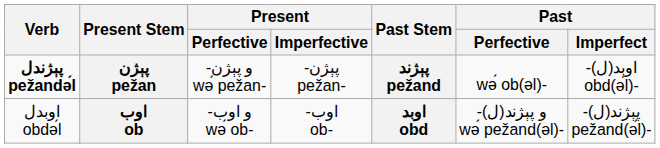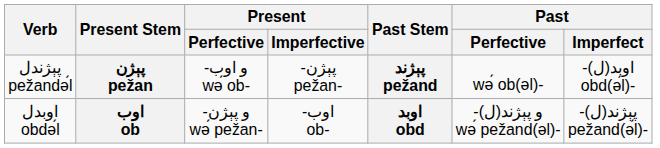(42, 77) bold -> (40, 77) normal
(230, 77) -و پېژن wә́ pežan- -> (226, 77) -و اوب wә́ ob-
(230, 121) -و اوب wә́ ob- -> (226, 121) -و پېژن wә́ pežan-
